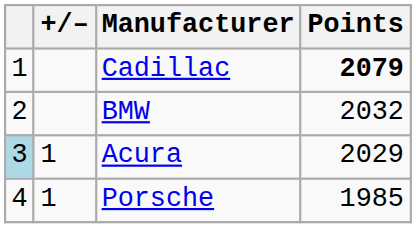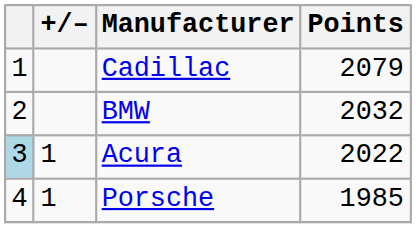(372, 70) bold -> (372, 70) normal
(372, 157) 2029 -> (372, 157) 2022
